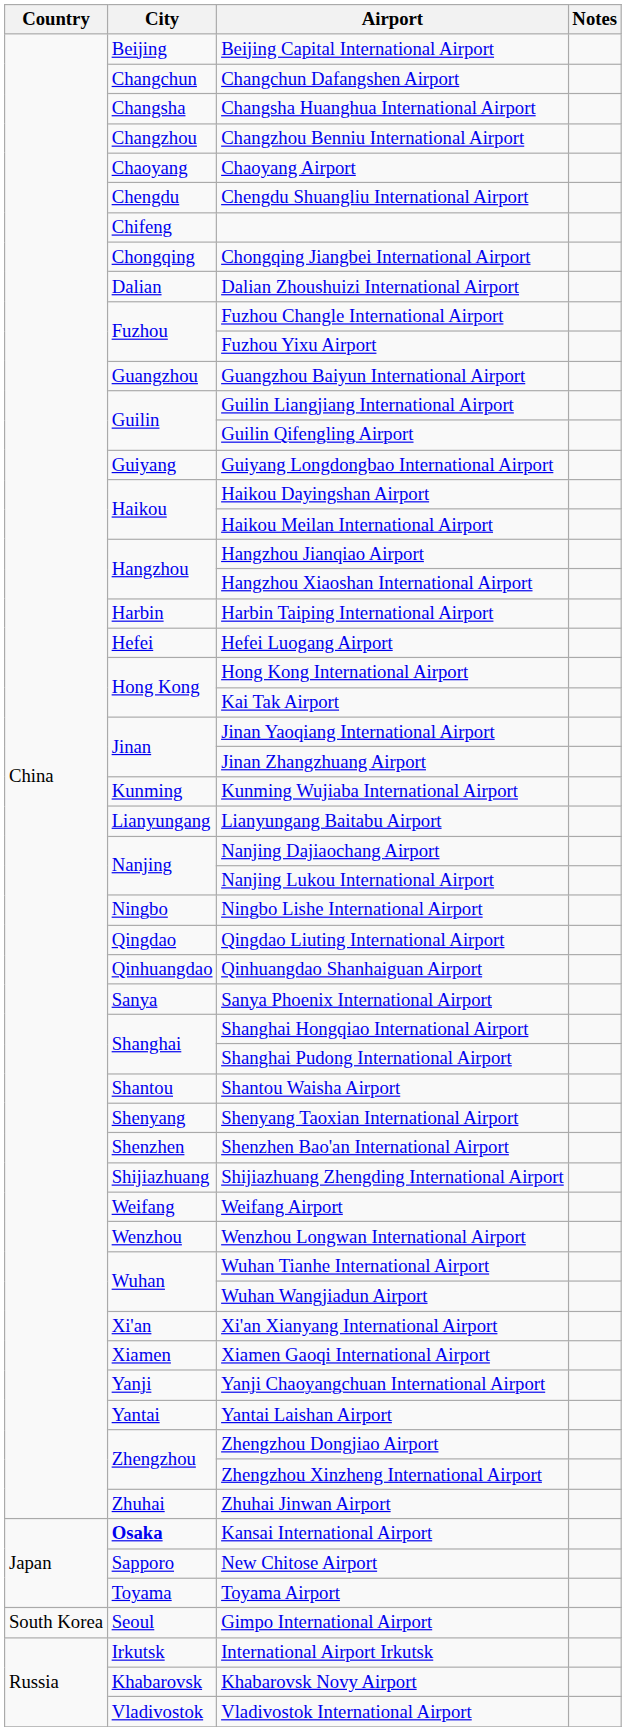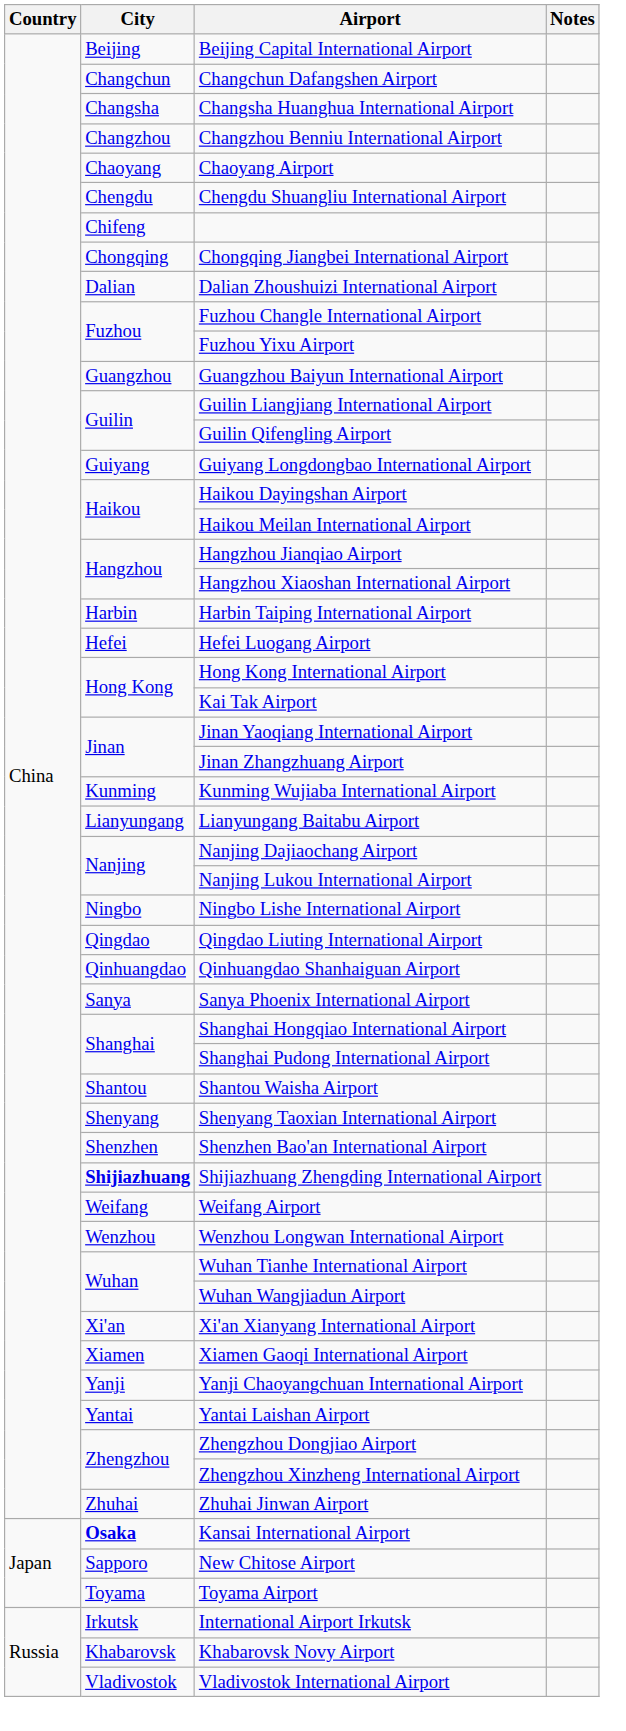(161, 1177) normal -> (138, 1177) bold
- row: (327, 1622)
